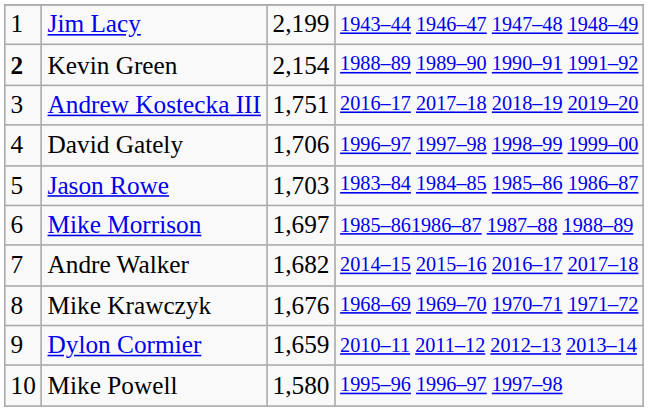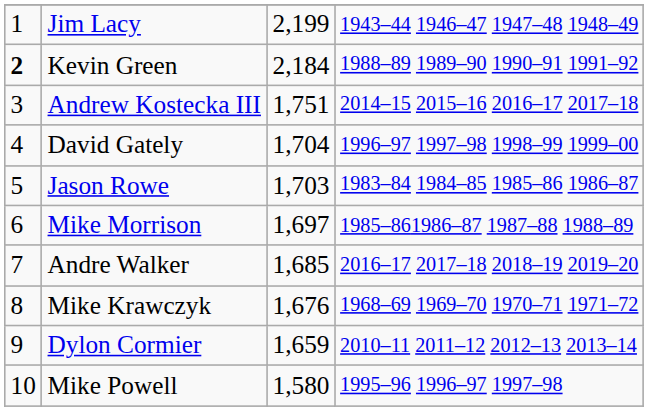(301, 64) 2,154 -> (301, 64) 2,184
(489, 104) 2016–17 2017–18 2018–19 2019–20 -> (489, 104) 2014–15 2015–16 2016–17 2017–18
(301, 144) 1,706 -> (301, 144) 1,704
(301, 265) 1,682 -> (301, 265) 1,685
(489, 265) 2014–15 2015–16 2016–17 2017–18 -> (489, 265) 2016–17 2017–18 2018–19 2019–20
